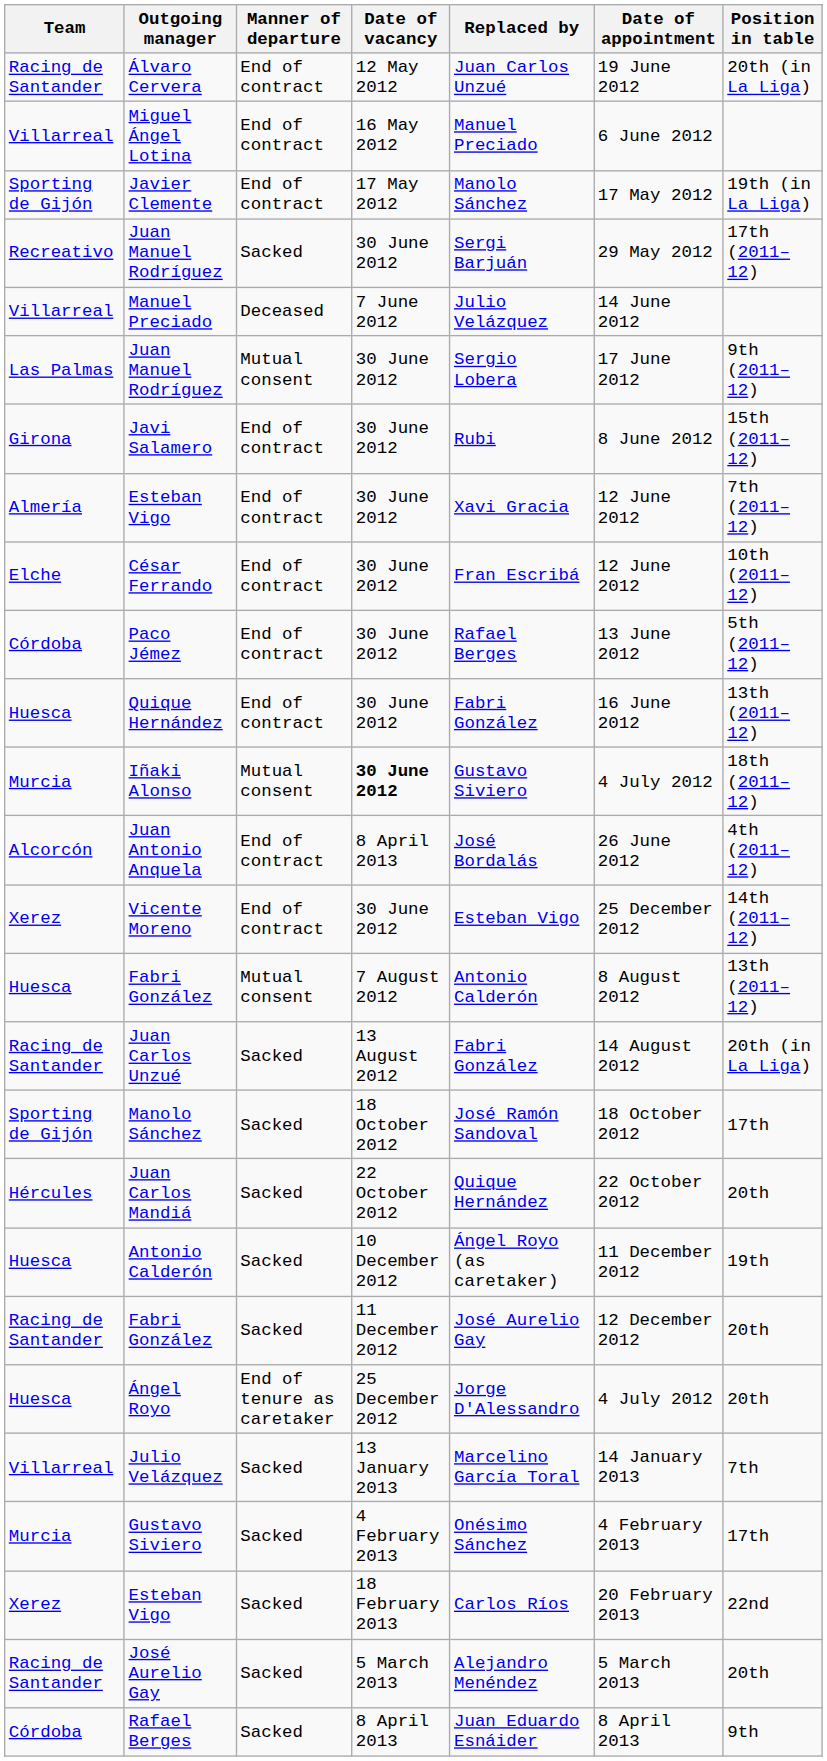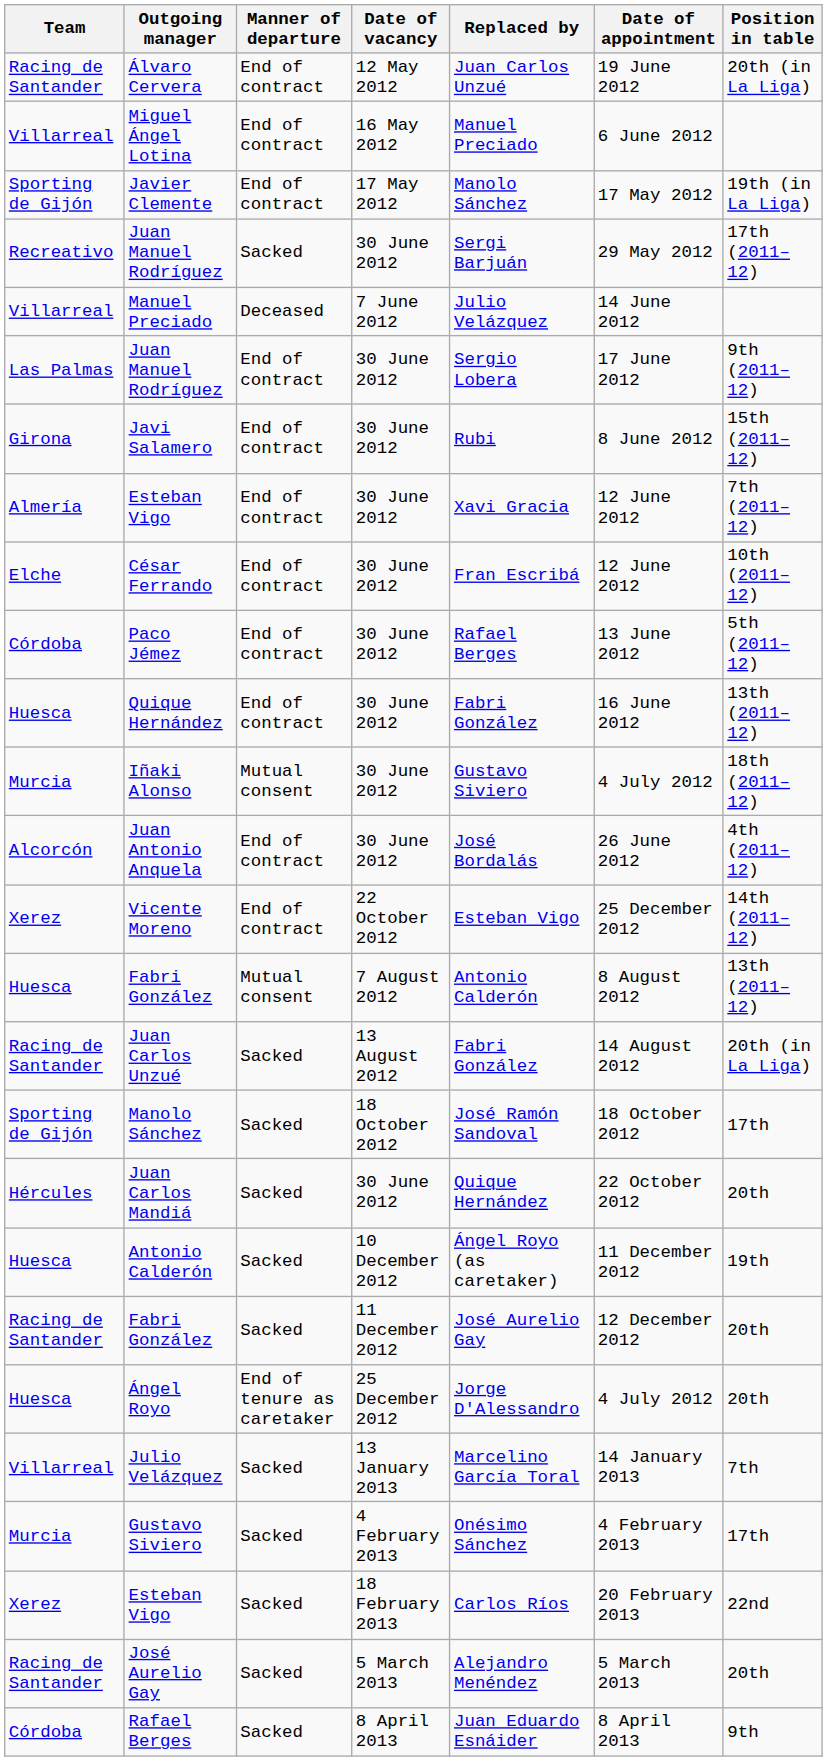(277, 370) Mutual consent -> (282, 370) End of contract
(392, 782) bold -> (392, 782) normal
(392, 850) 8 April 2013 -> (392, 850) 30 June 2012
(392, 919) 30 June 2012 -> (392, 919) 22 October 2012
(392, 1193) 22 October 2012 -> (392, 1193) 30 June 2012
